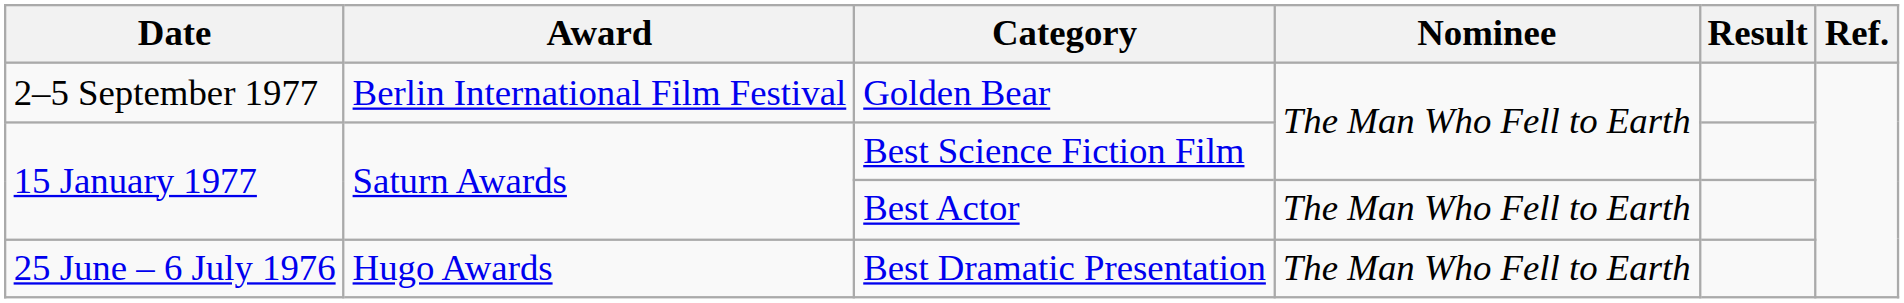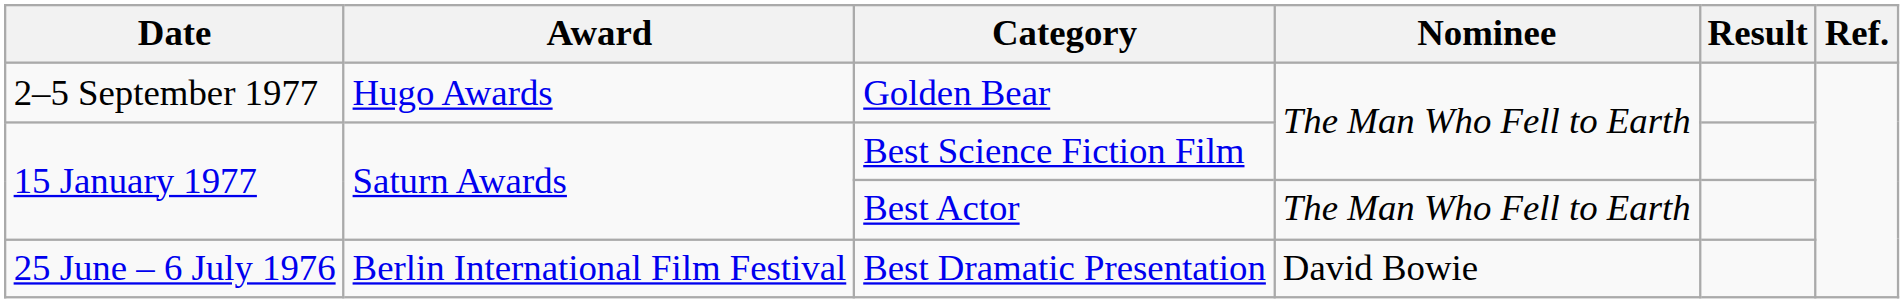(599, 92) Berlin International Film Festival -> (453, 92) Hugo Awards
(453, 267) Hugo Awards -> (599, 267) Berlin International Film Festival
(1487, 267) The Man Who Fell to Earth -> (1380, 267) David Bowie
